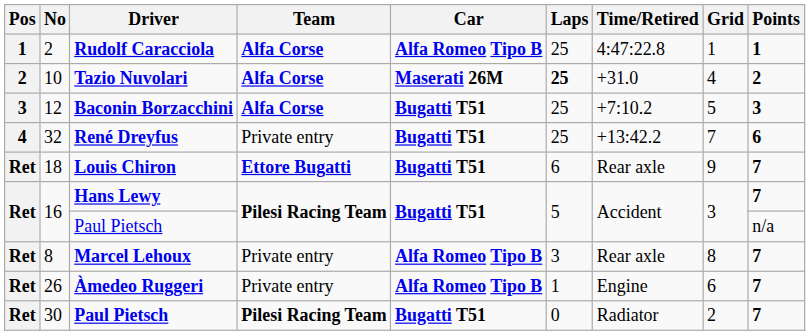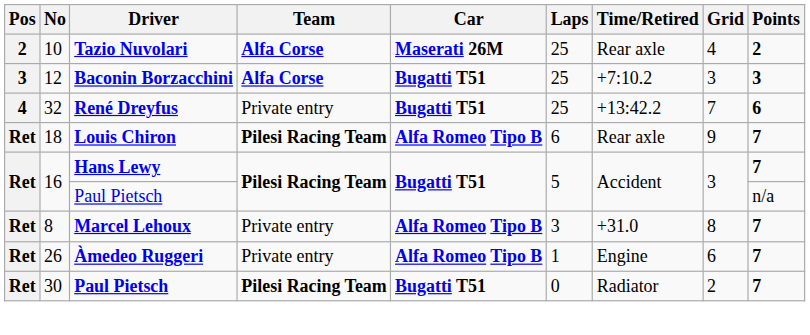- row: (48, 49)
(560, 78) bold -> (560, 49) normal
(618, 78) +31.0 -> (631, 49) Rear axle
(712, 108) 5 -> (712, 78) 3
(296, 167) Ettore Bugatti -> (314, 137) Pilesi Racing Team
(440, 167) Bugatti T51 -> (469, 137) Alfa Romeo Tipo B
(631, 256) Rear axle -> (618, 226) +31.0
